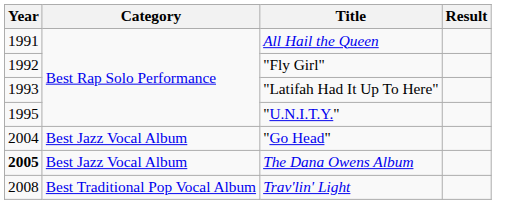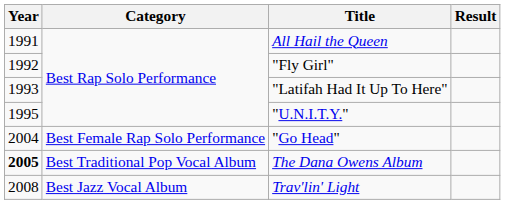(117, 138) Best Jazz Vocal Album -> (155, 138) Best Female Rap Solo Performance
(117, 162) Best Jazz Vocal Album -> (151, 162) Best Traditional Pop Vocal Album
(151, 187) Best Traditional Pop Vocal Album -> (117, 187) Best Jazz Vocal Album
